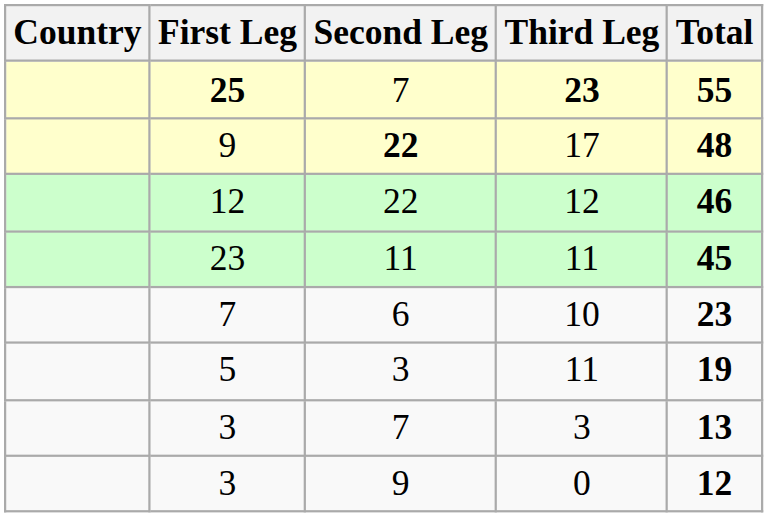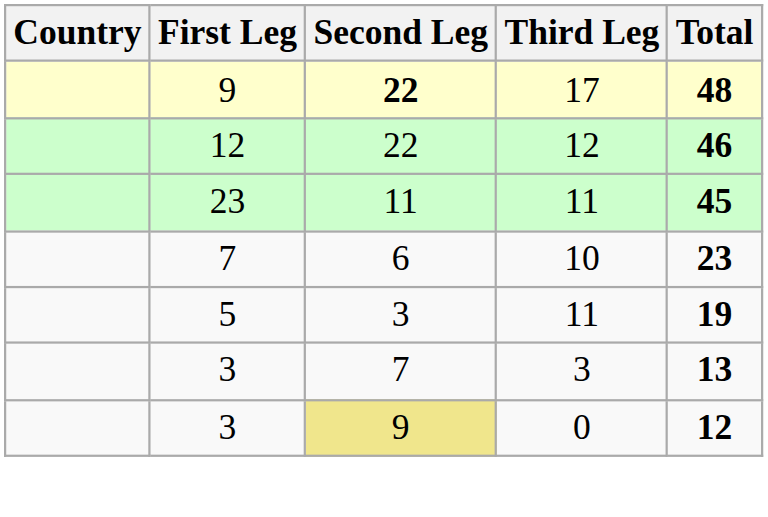- row: (227, 88)
(401, 483) no background -> (401, 426) khaki background
